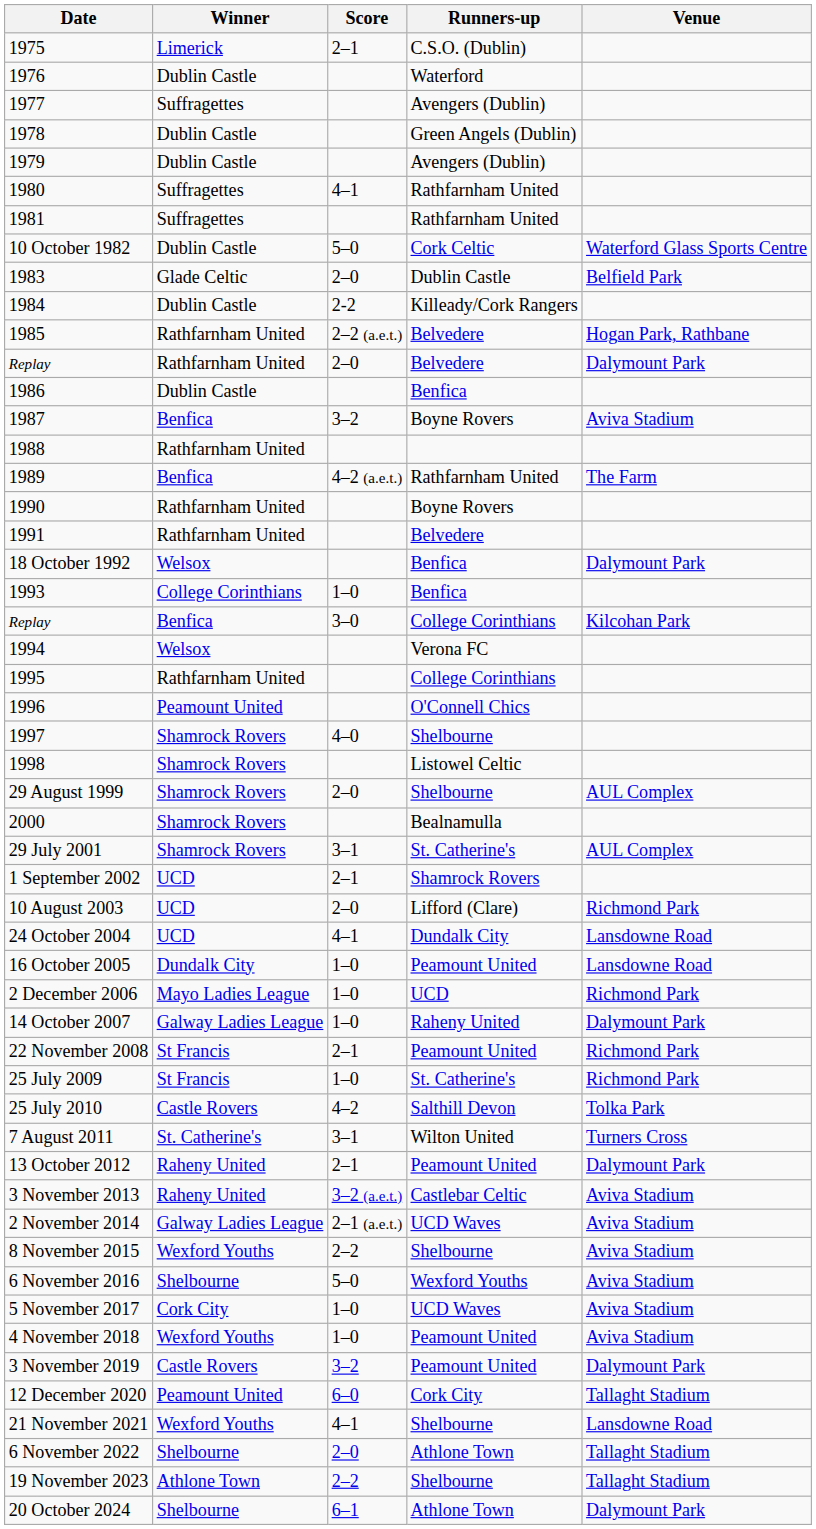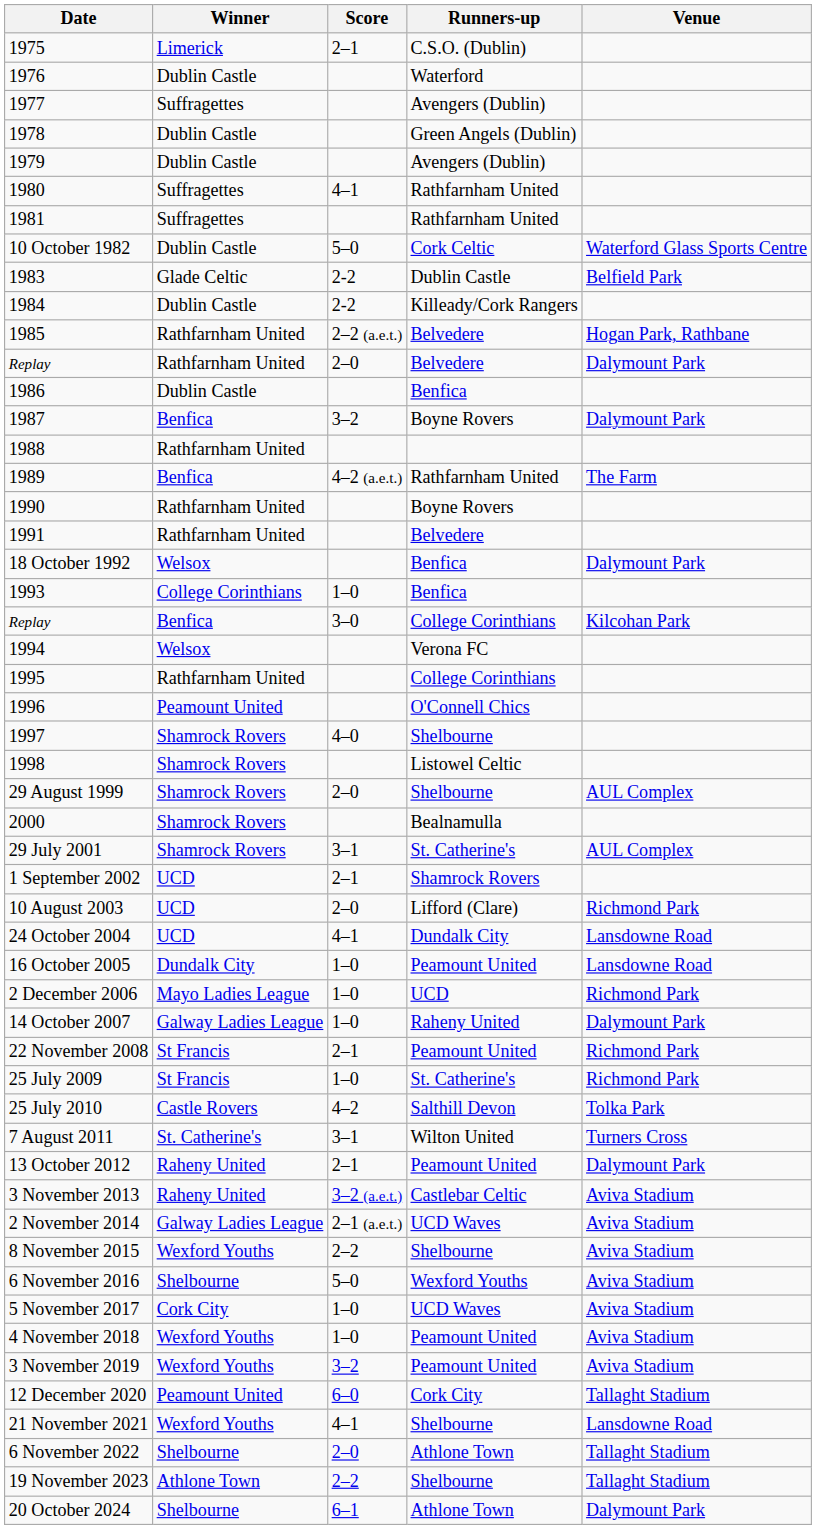(345, 276) 2–0 -> (344, 276) 2-2
(640, 420) Aviva Stadium -> (646, 420) Dalymount Park
(207, 1366) Castle Rovers -> (215, 1366) Wexford Youths
(646, 1366) Dalymount Park -> (640, 1366) Aviva Stadium
